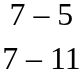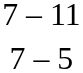rows swapped: (41, 58) <-> (41, 14)
